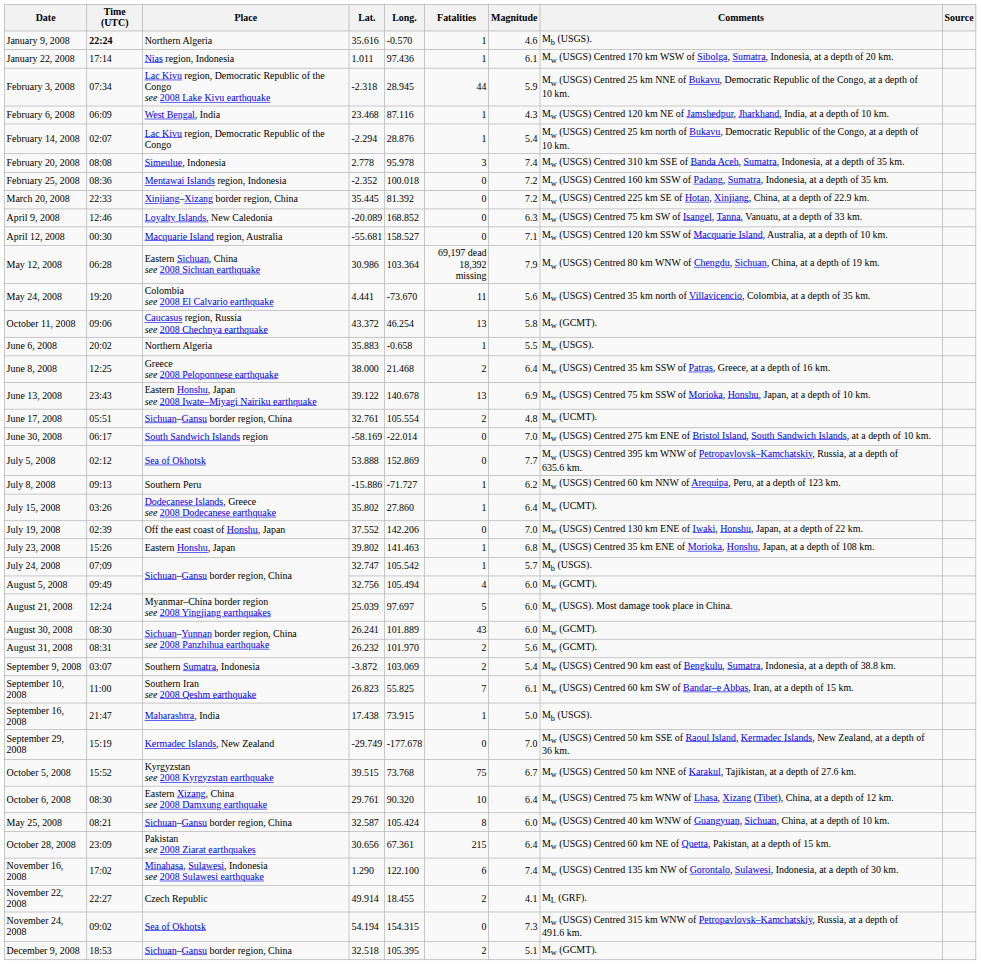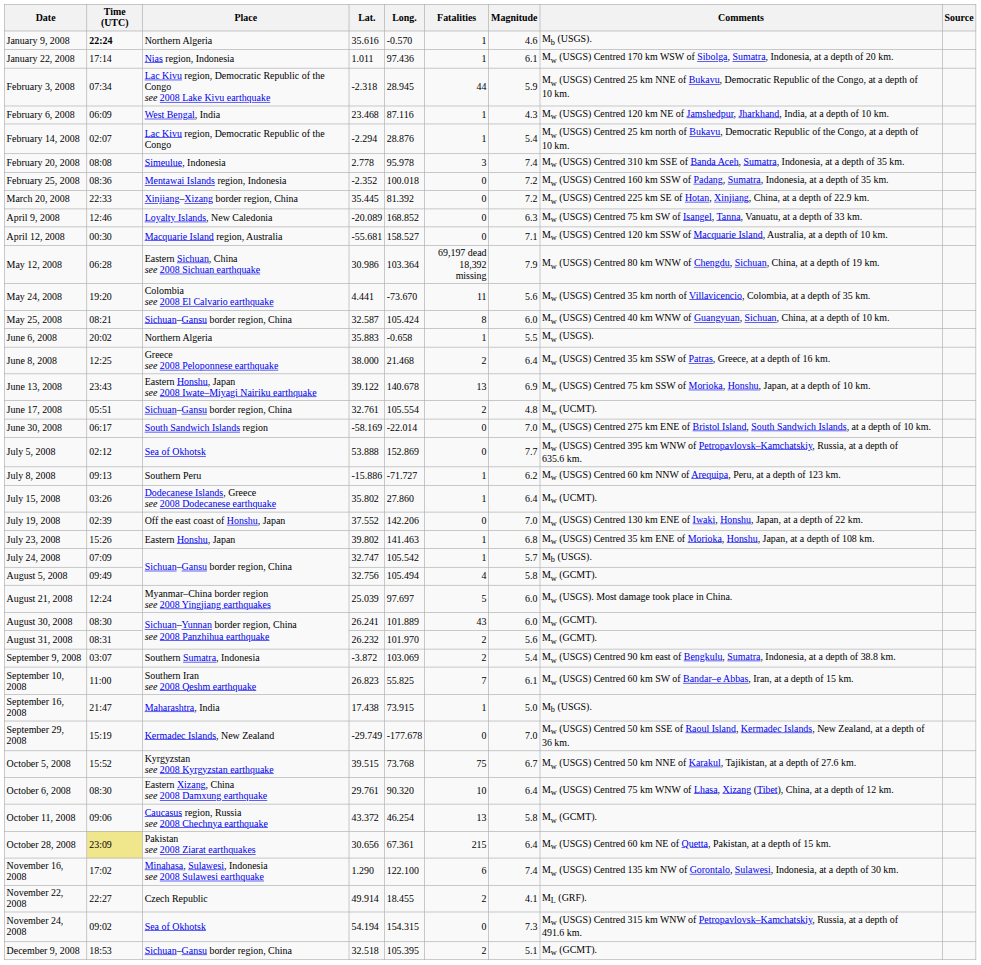rows swapped: (34, 822) <-> (41, 323)
(531, 585) 6.0 -> (531, 576) 5.8
(101, 844) no background -> (101, 844) khaki background
